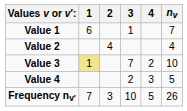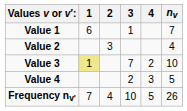(110, 47) 4 -> (110, 47) 3
(110, 96) 3 -> (110, 96) 4
